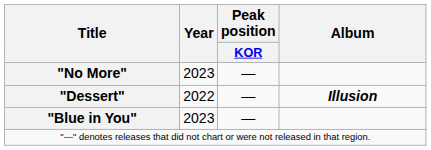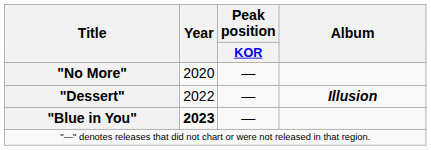(199, 73) 2023 -> (199, 73) 2020
(199, 118) normal -> (199, 118) bold
